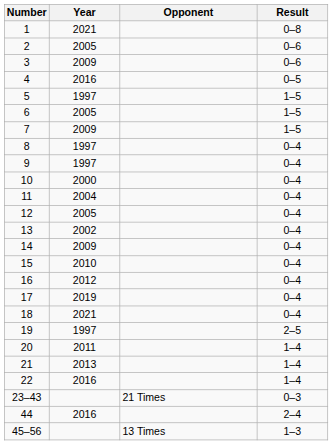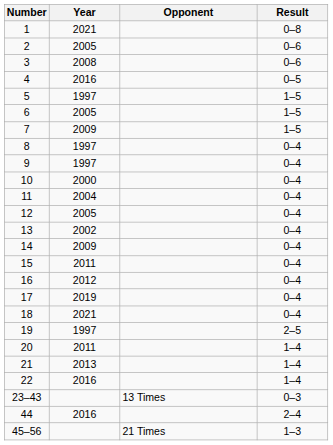(85, 63) 2009 -> (85, 63) 2008
(85, 264) 2010 -> (85, 264) 2011
(144, 398) 21 Times -> (144, 398) 13 Times
(144, 431) 13 Times -> (144, 431) 21 Times
